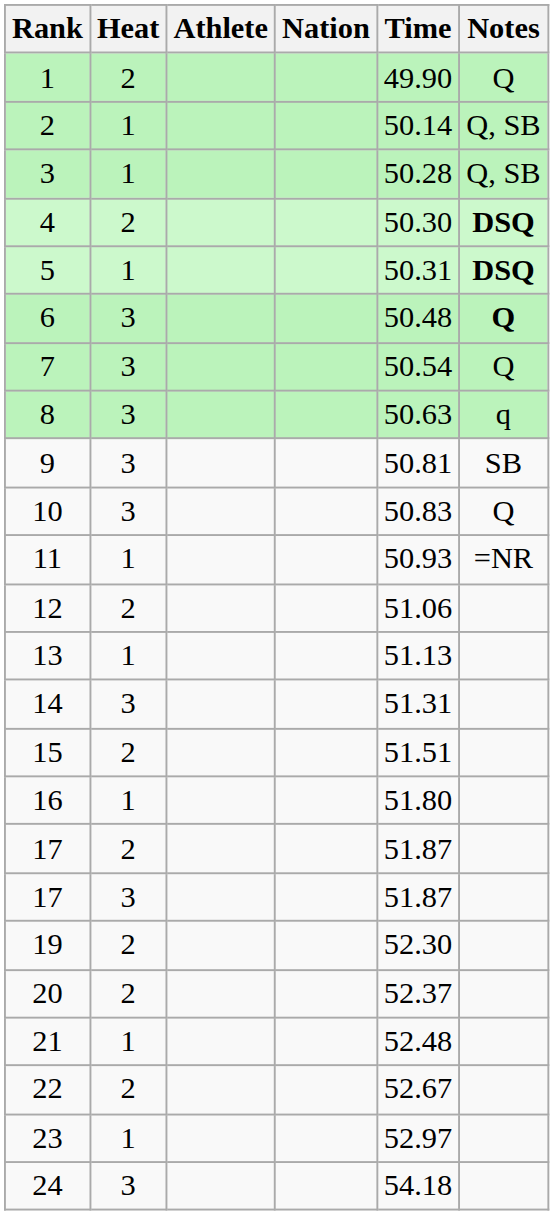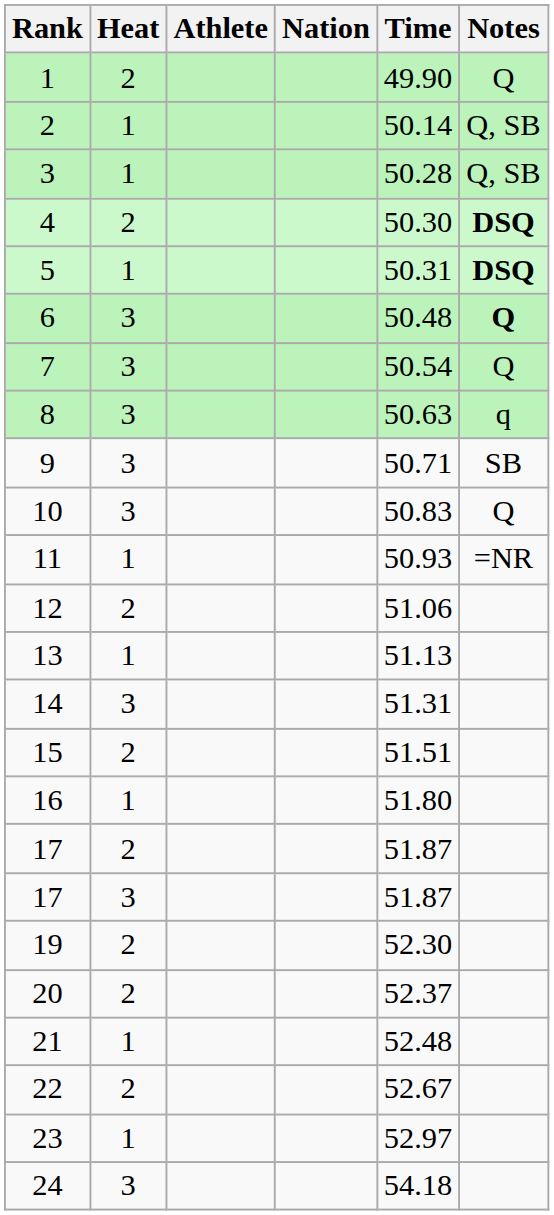(418, 462) 50.81 -> (418, 462) 50.71
